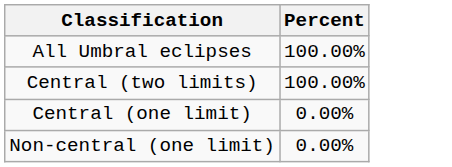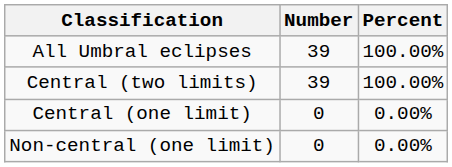+ column: (319, 20)
